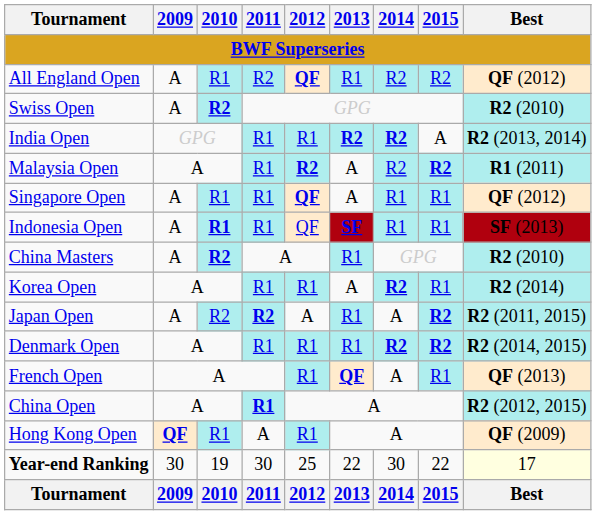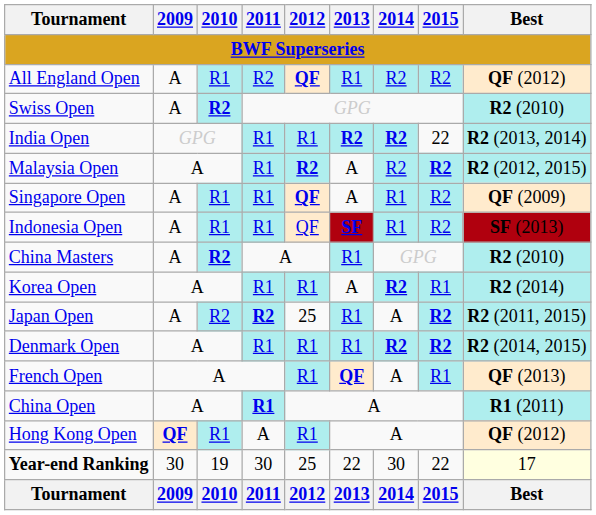(441, 138) A -> (441, 138) 22
(527, 168) R1 (2011) -> (527, 168) R2 (2012, 2015)
(441, 197) R1 -> (441, 197) R2
(527, 197) QF (2012) -> (527, 197) QF (2009)
(219, 227) bold -> (219, 227) normal
(441, 227) R1 -> (441, 227) R2
(307, 316) A -> (307, 316) 25
(527, 405) R2 (2012, 2015) -> (527, 405) R1 (2011)
(527, 435) QF (2009) -> (527, 435) QF (2012)
